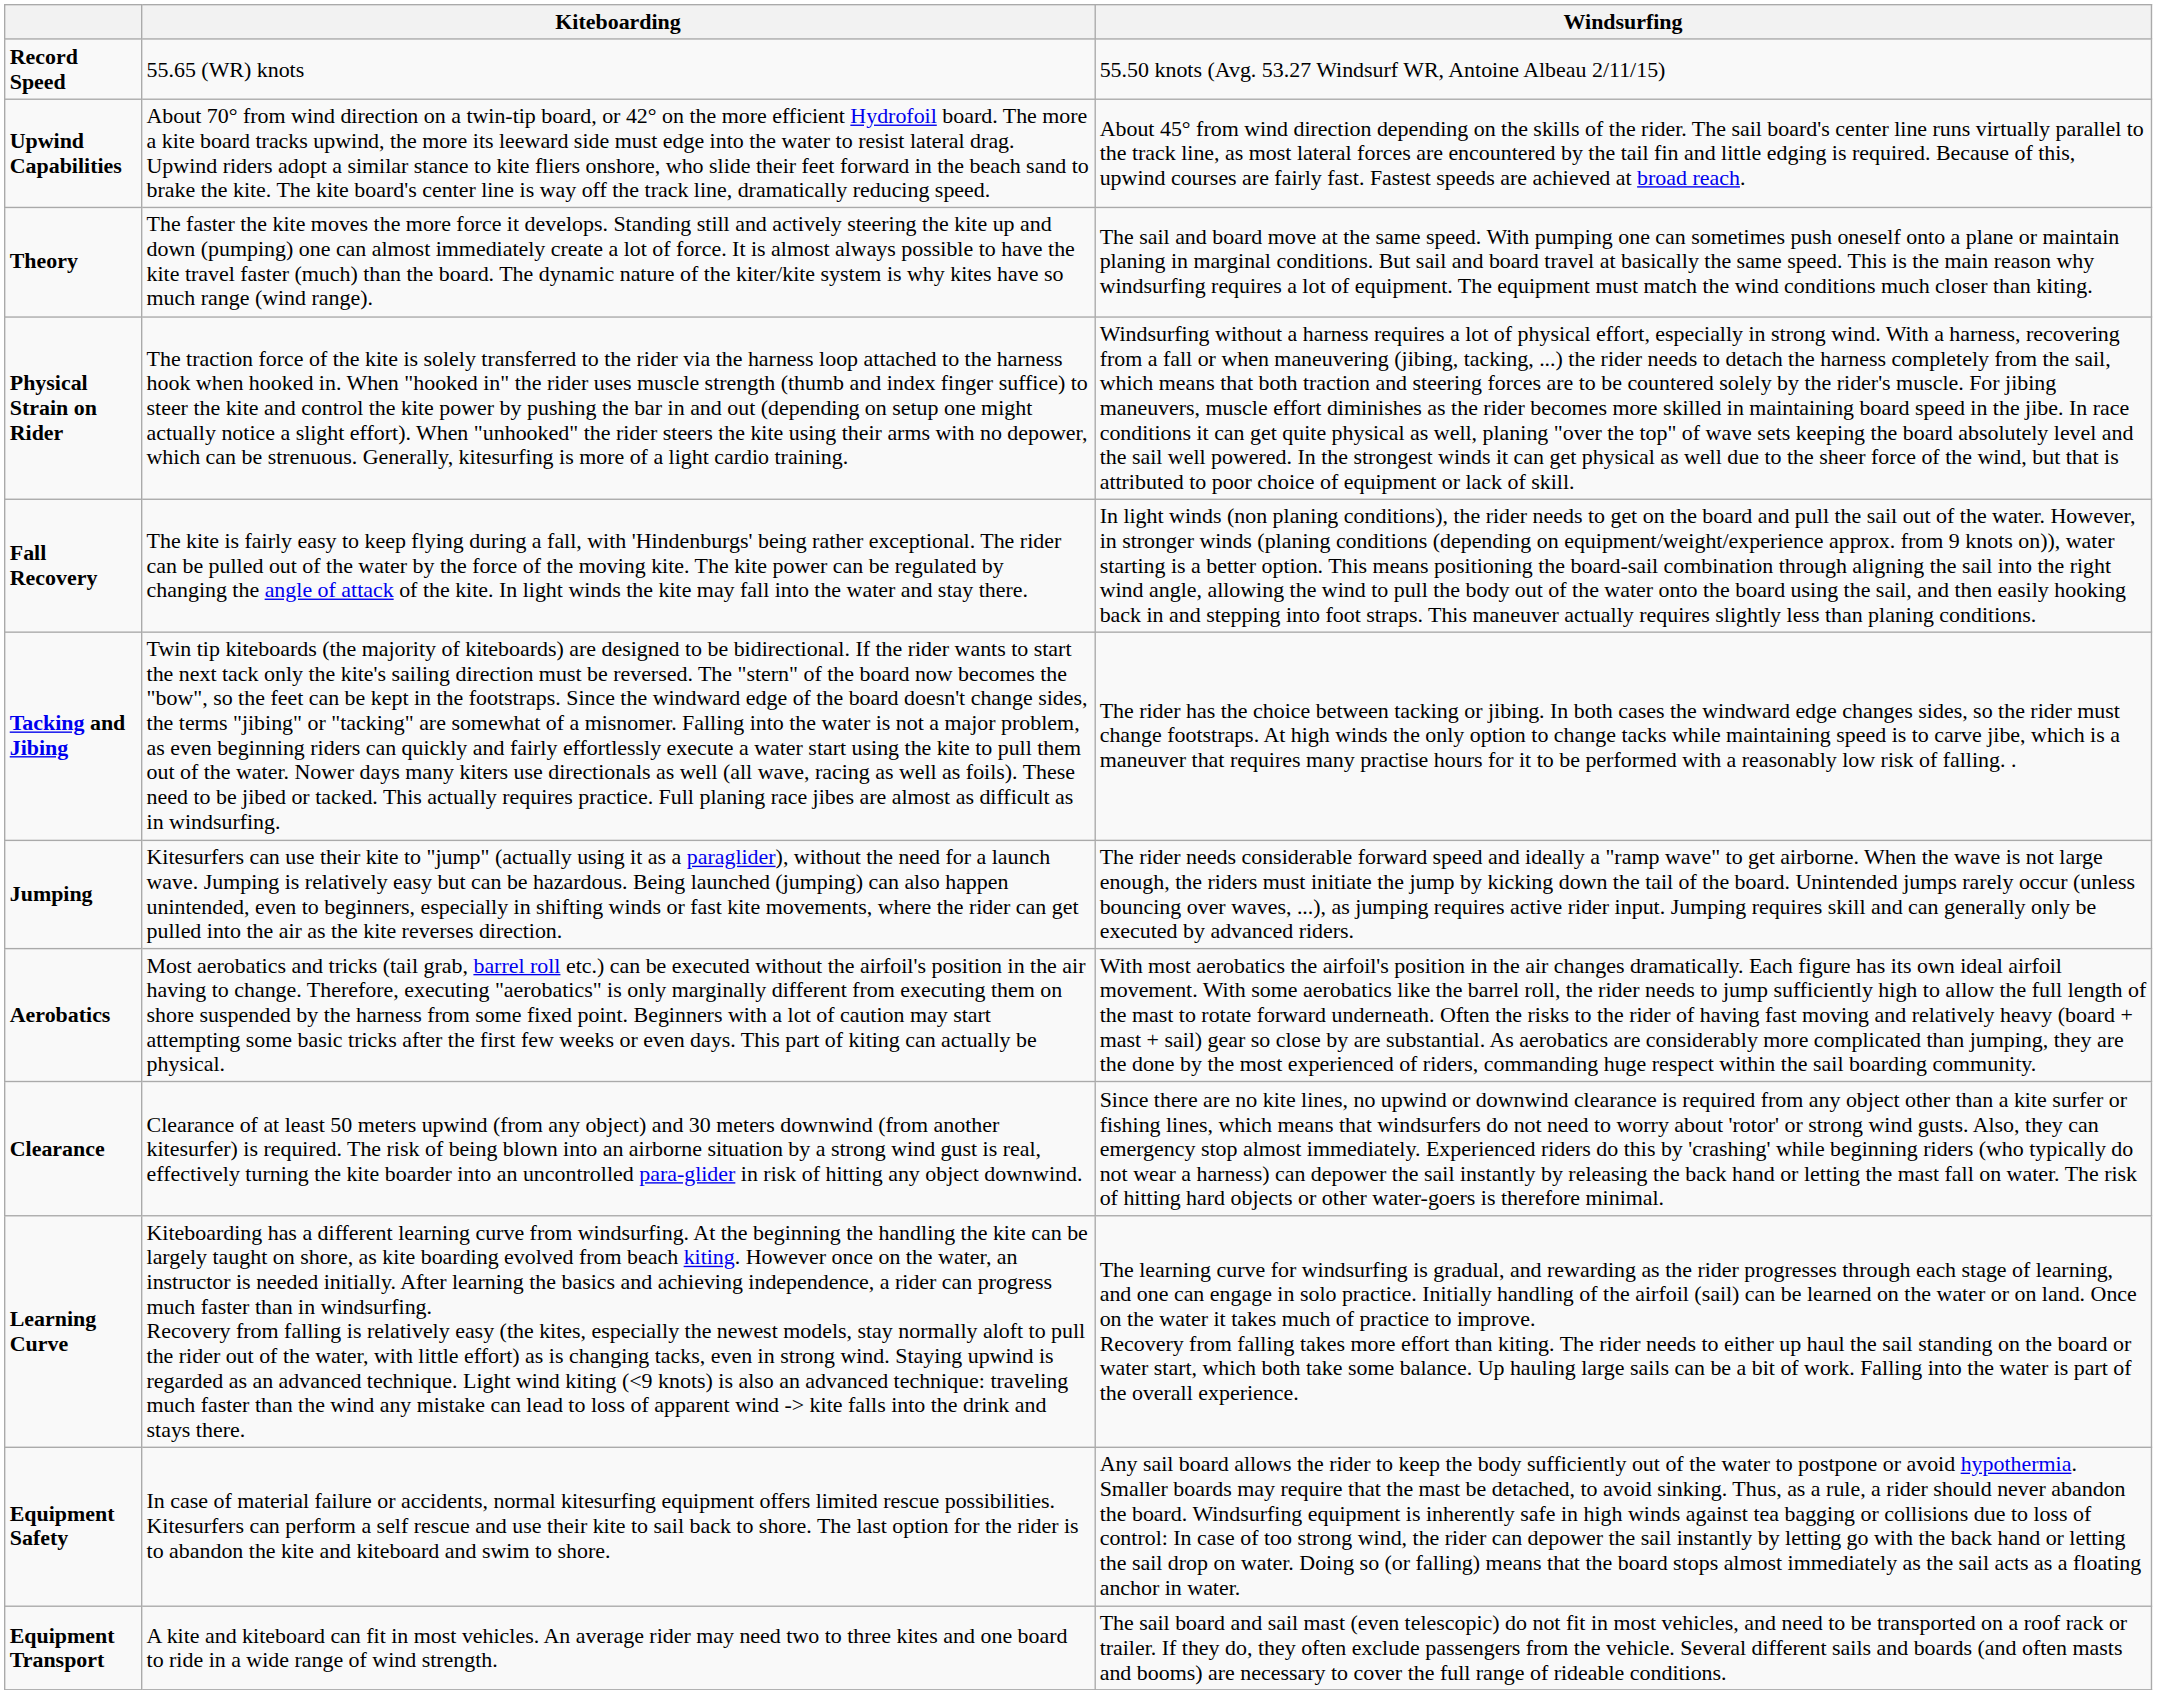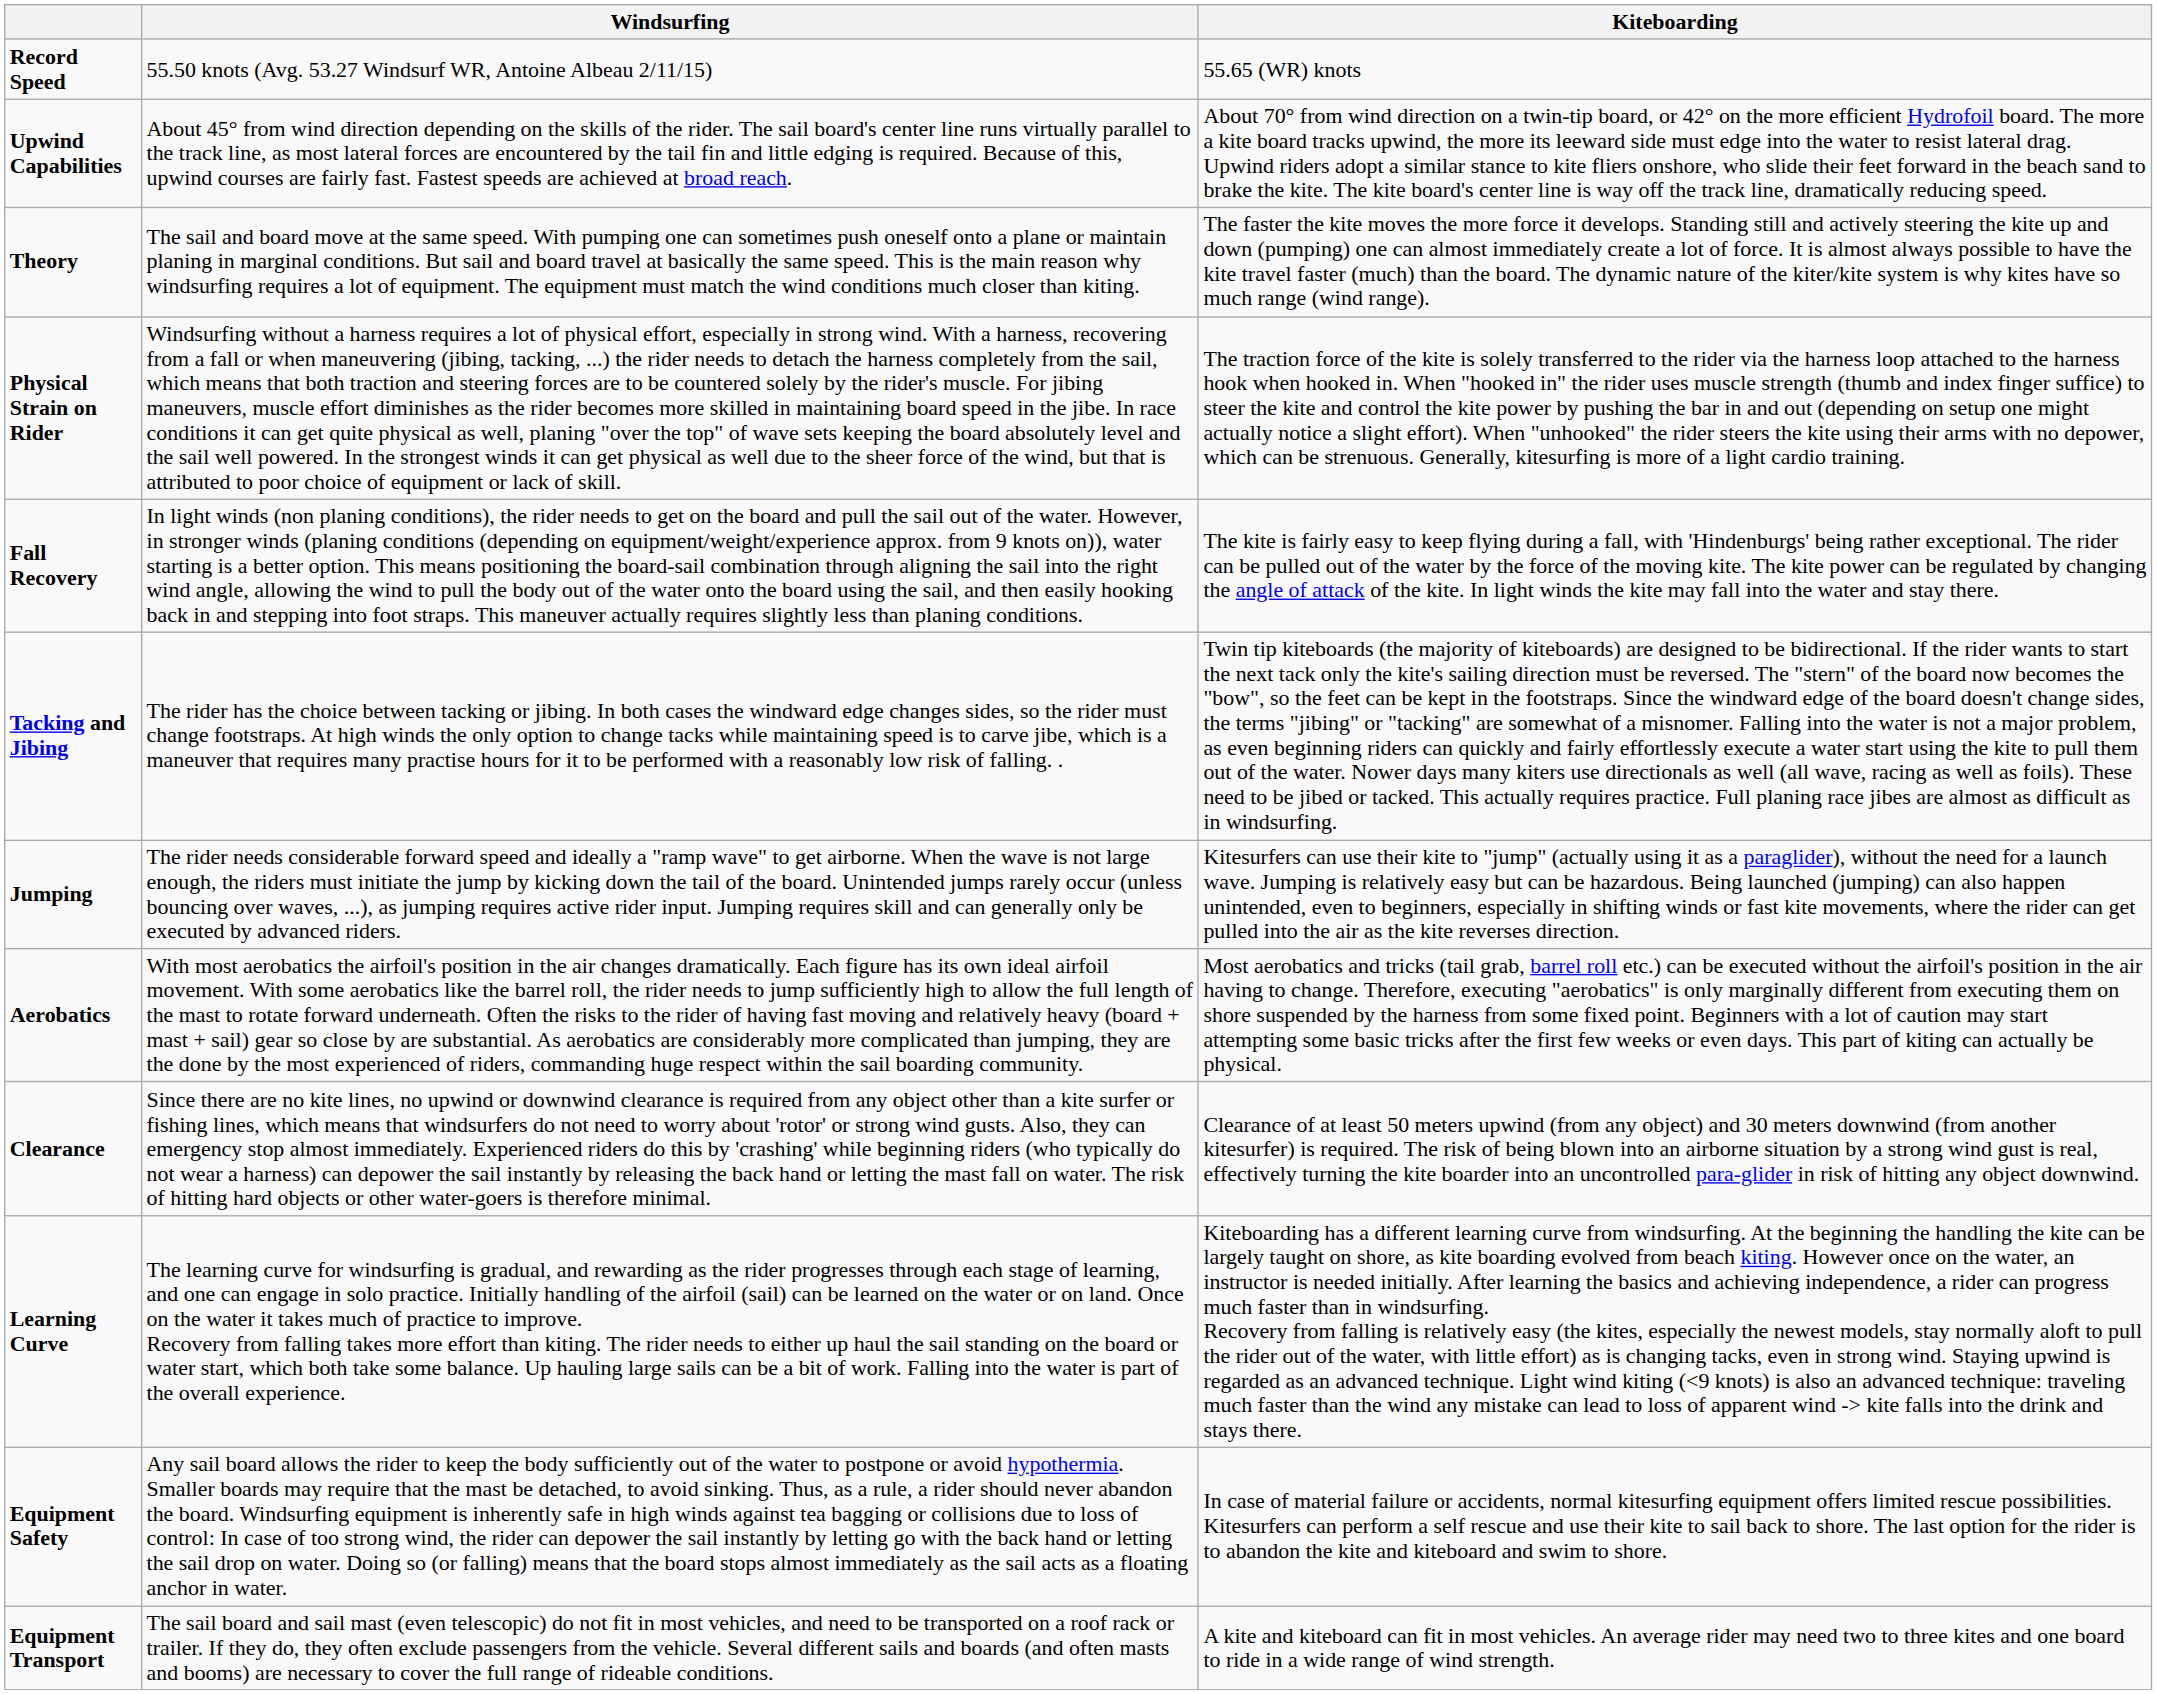columns swapped: (618, 21) <-> (1623, 21)
